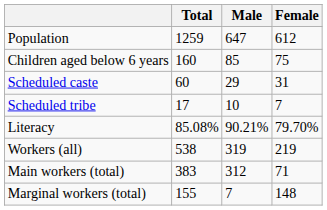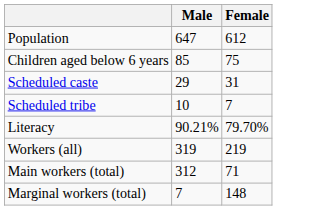- column: (197, 15)
